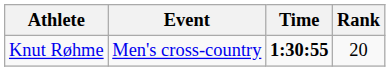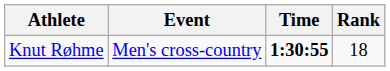(358, 50) 20 -> (358, 50) 18
